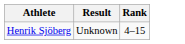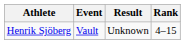+ column: (89, 13)
